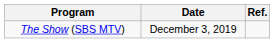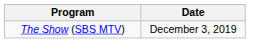- column: (257, 12)
